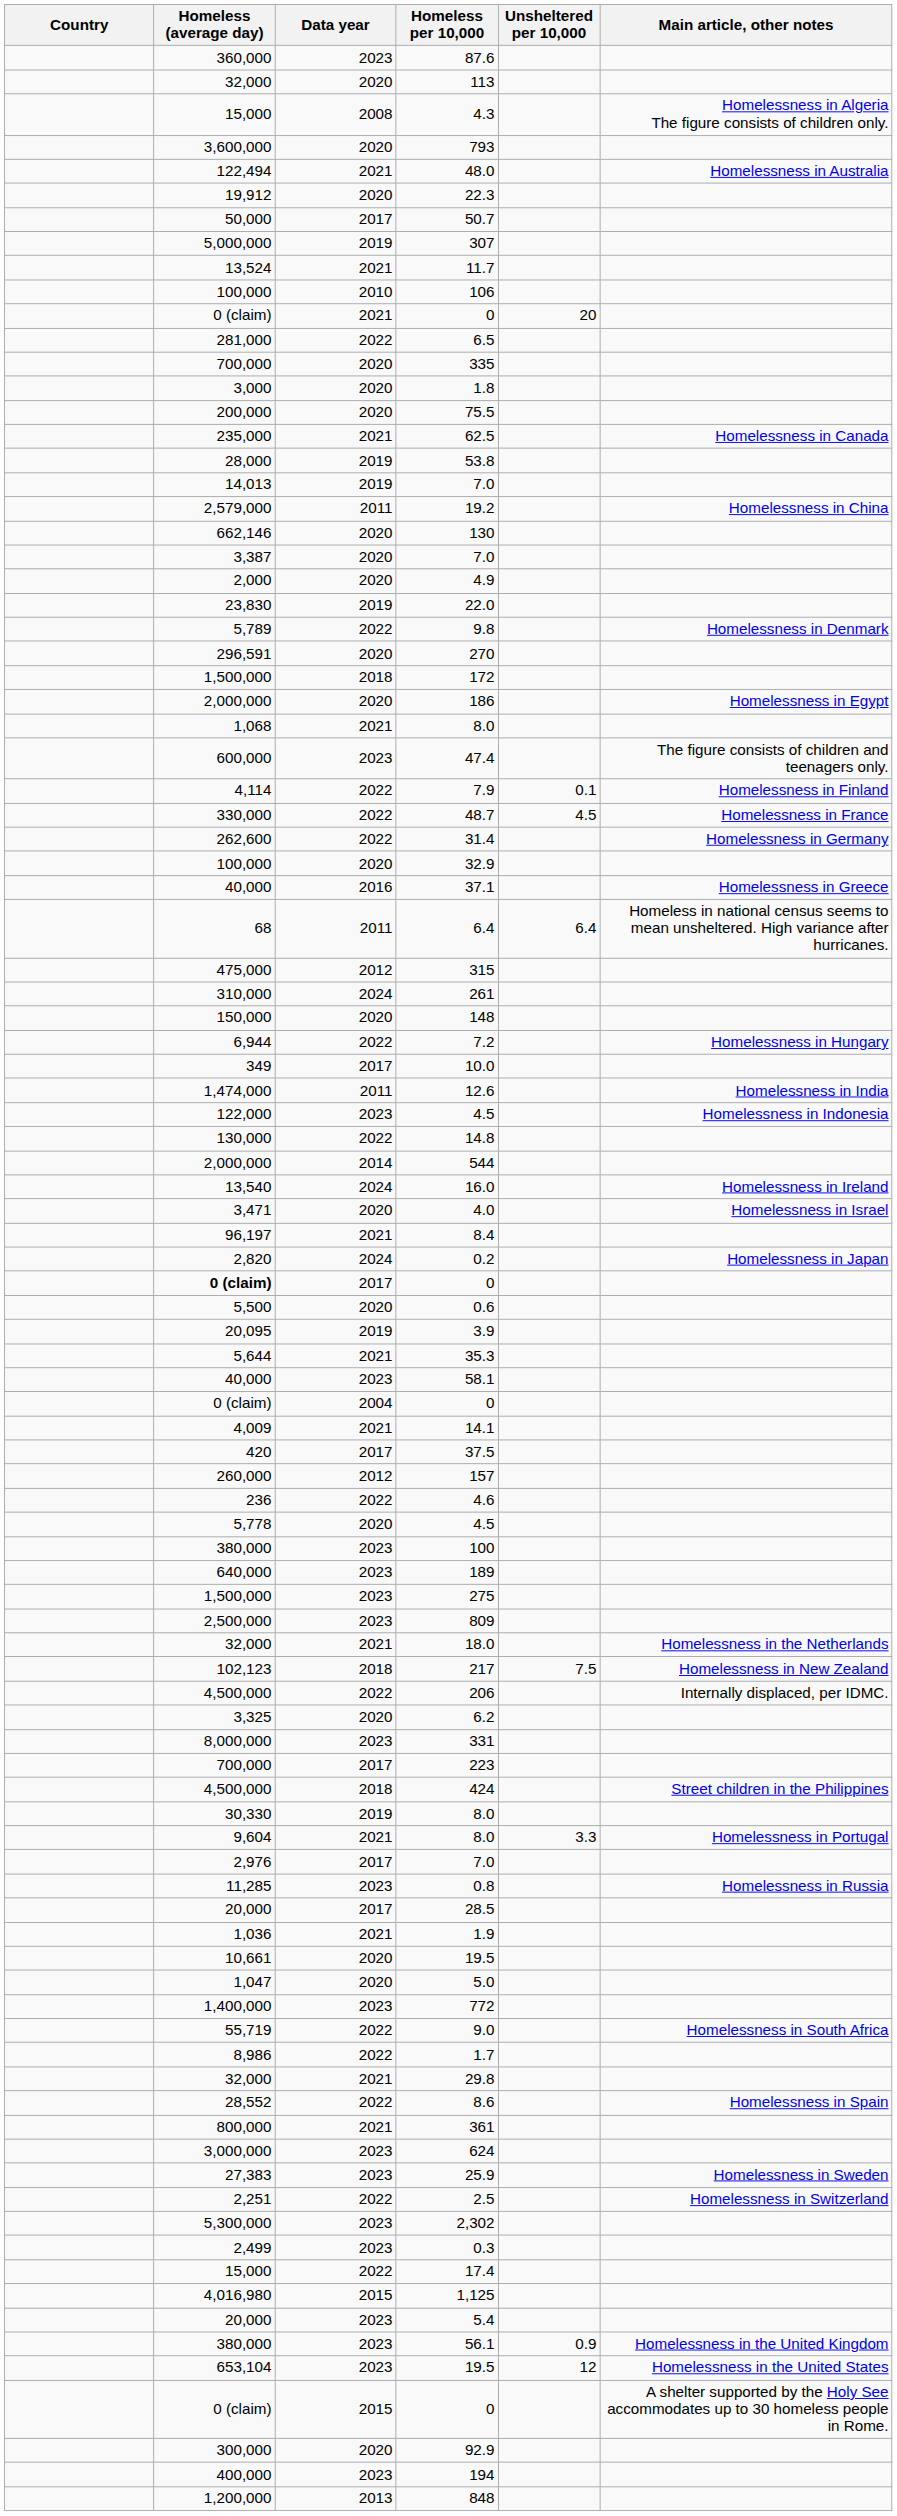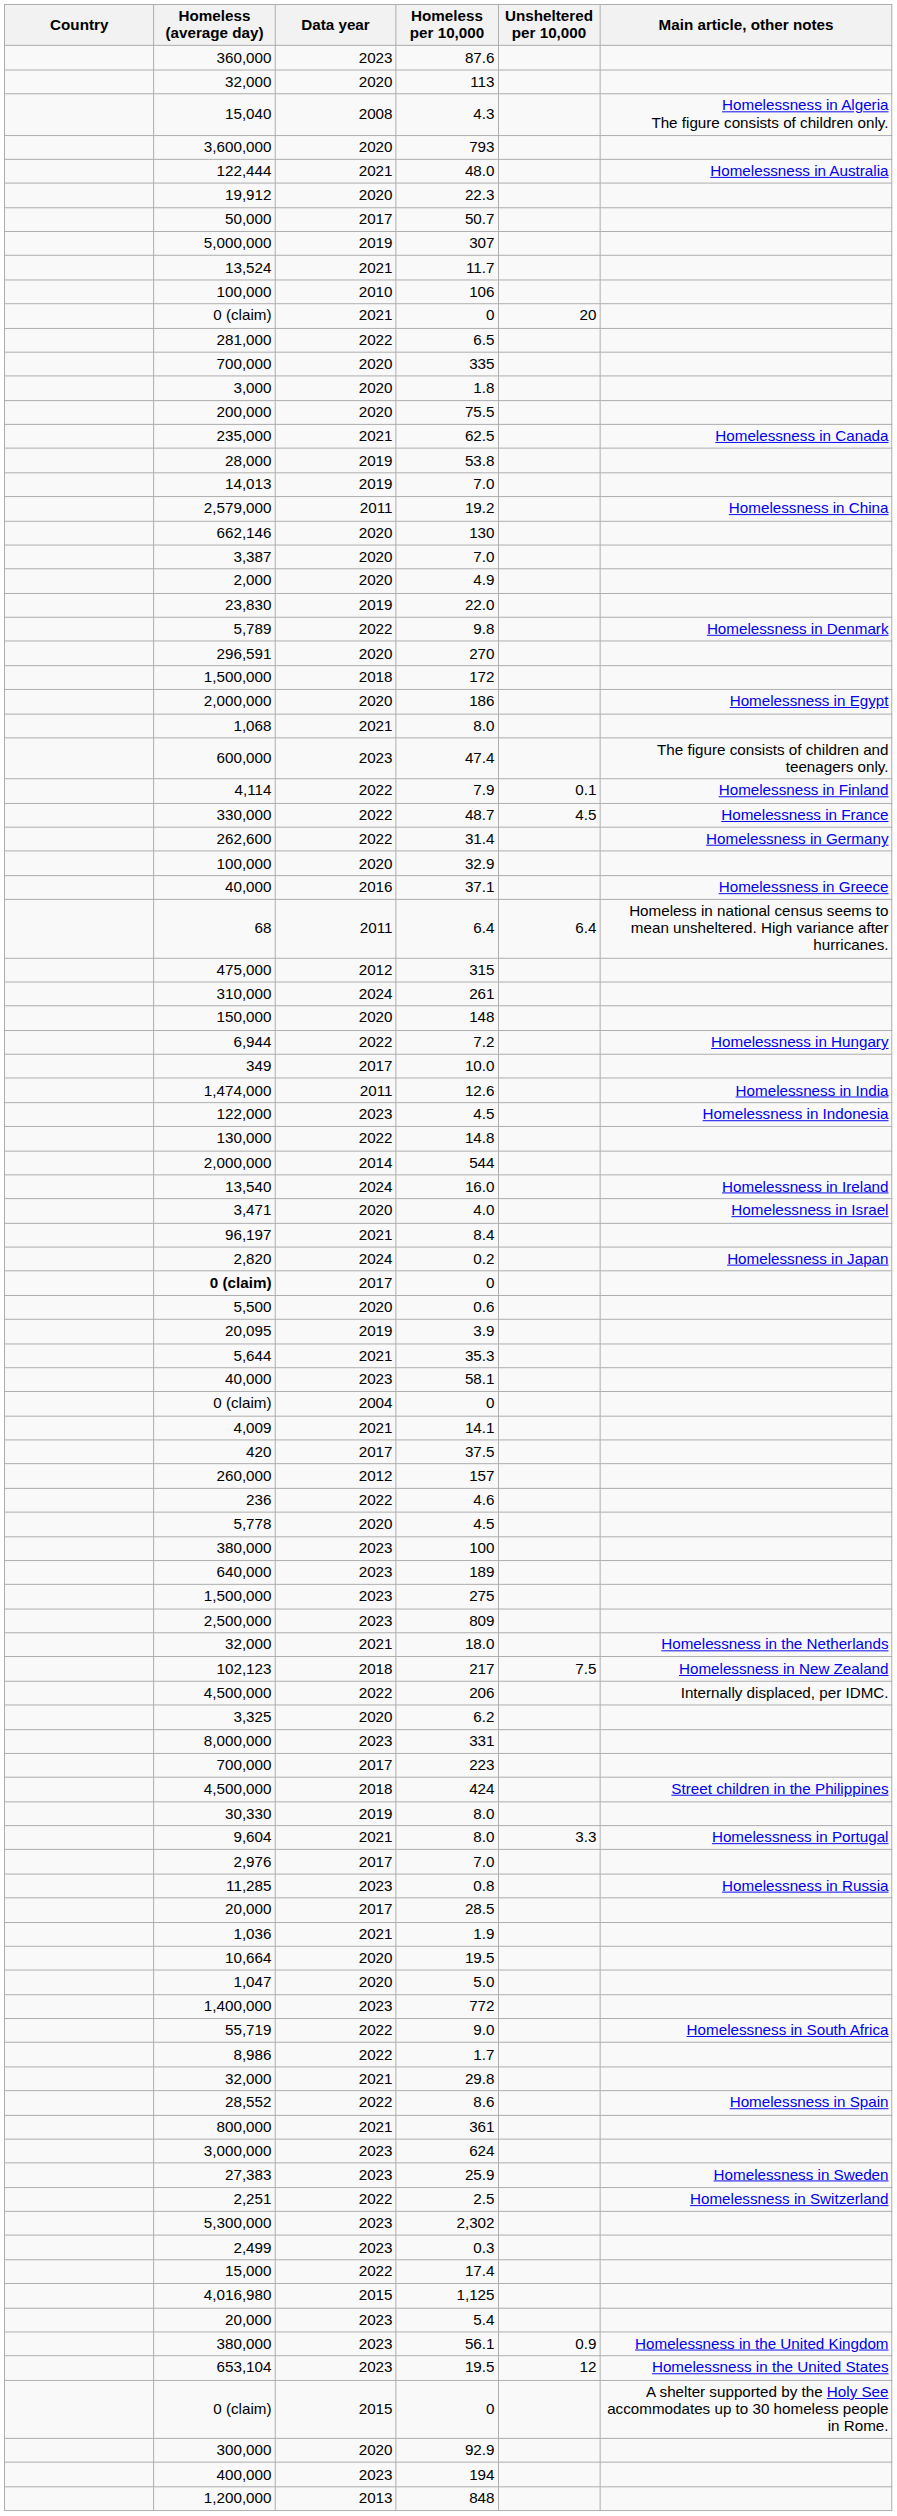(248, 114) 15,000 -> (248, 114) 15,040
(244, 171) 122,494 -> (244, 171) 122,444
(248, 1958) 10,661 -> (248, 1958) 10,664
